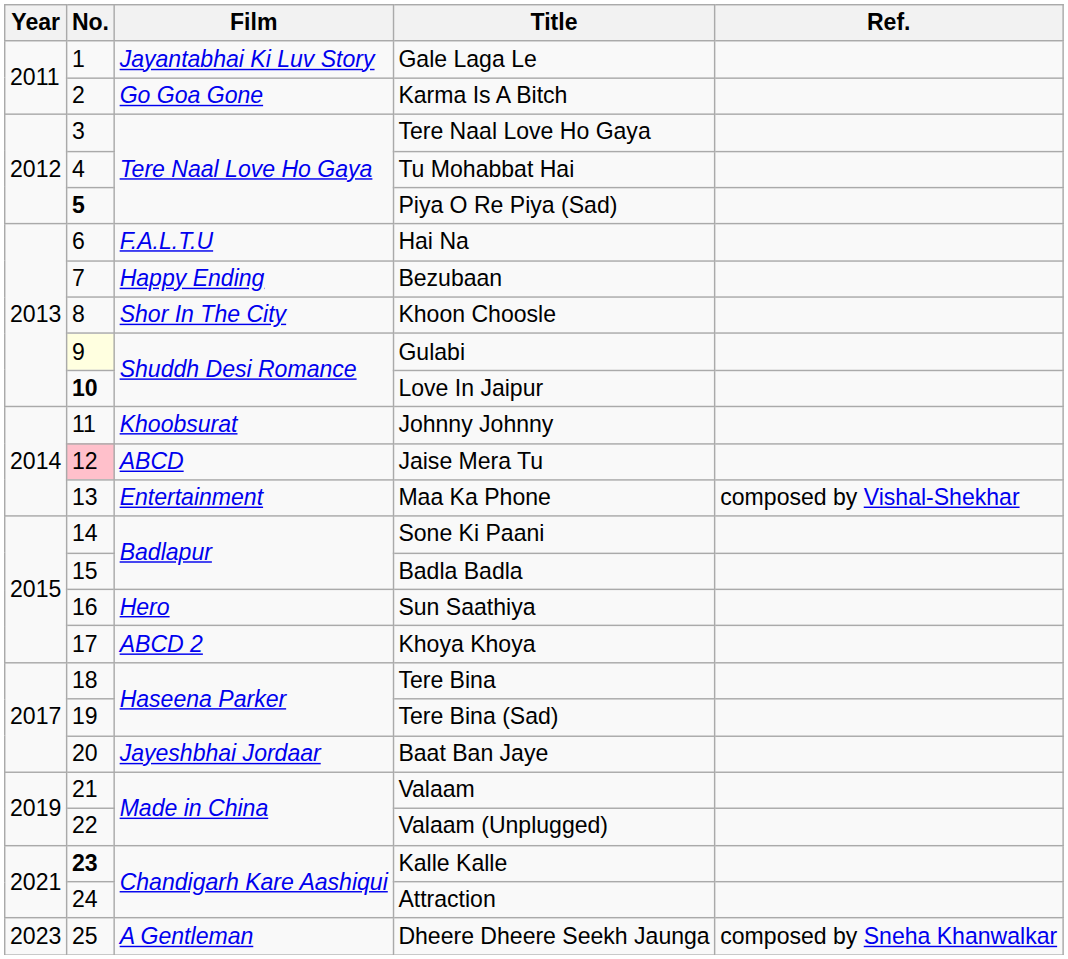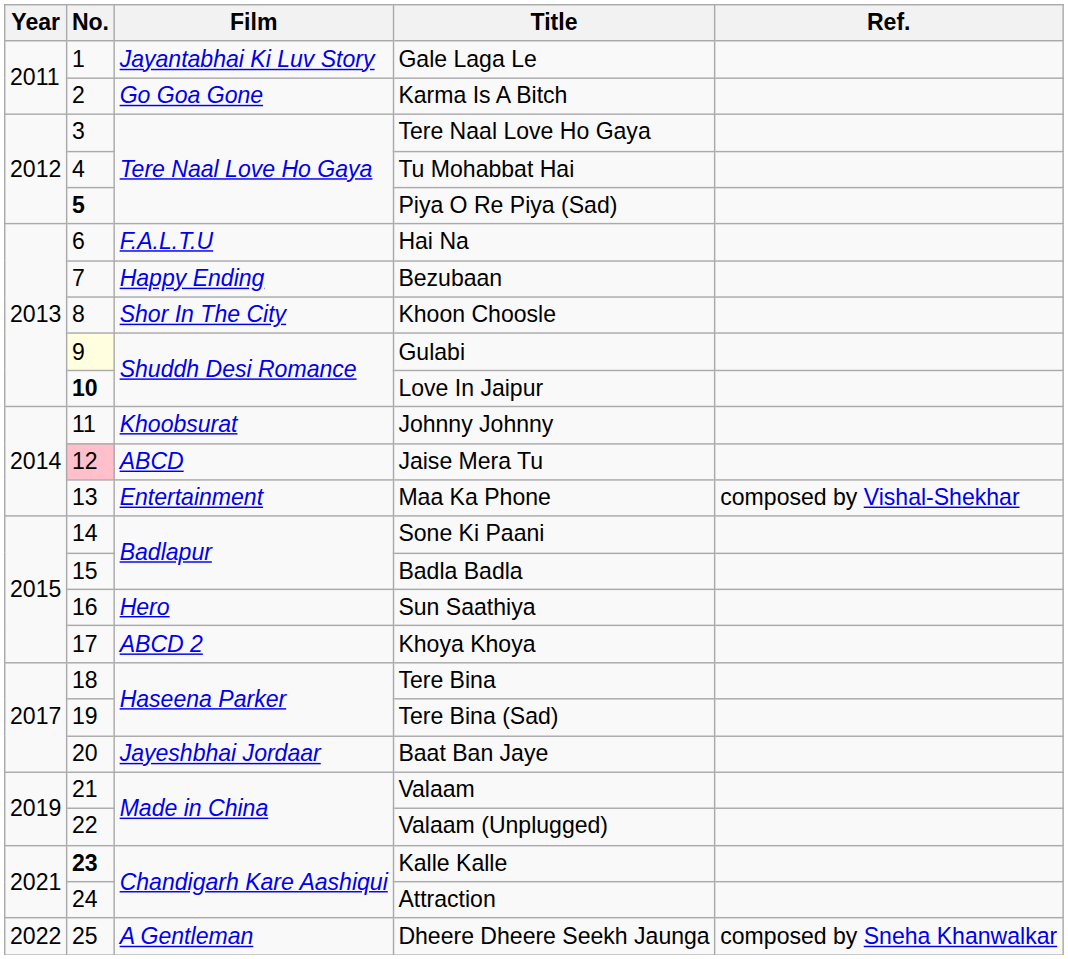(36, 936) 2023 -> (36, 936) 2022
